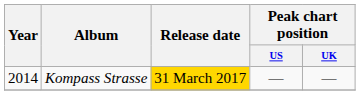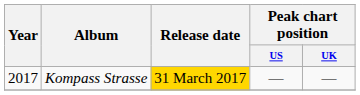(23, 78) 2014 -> (23, 78) 2017
